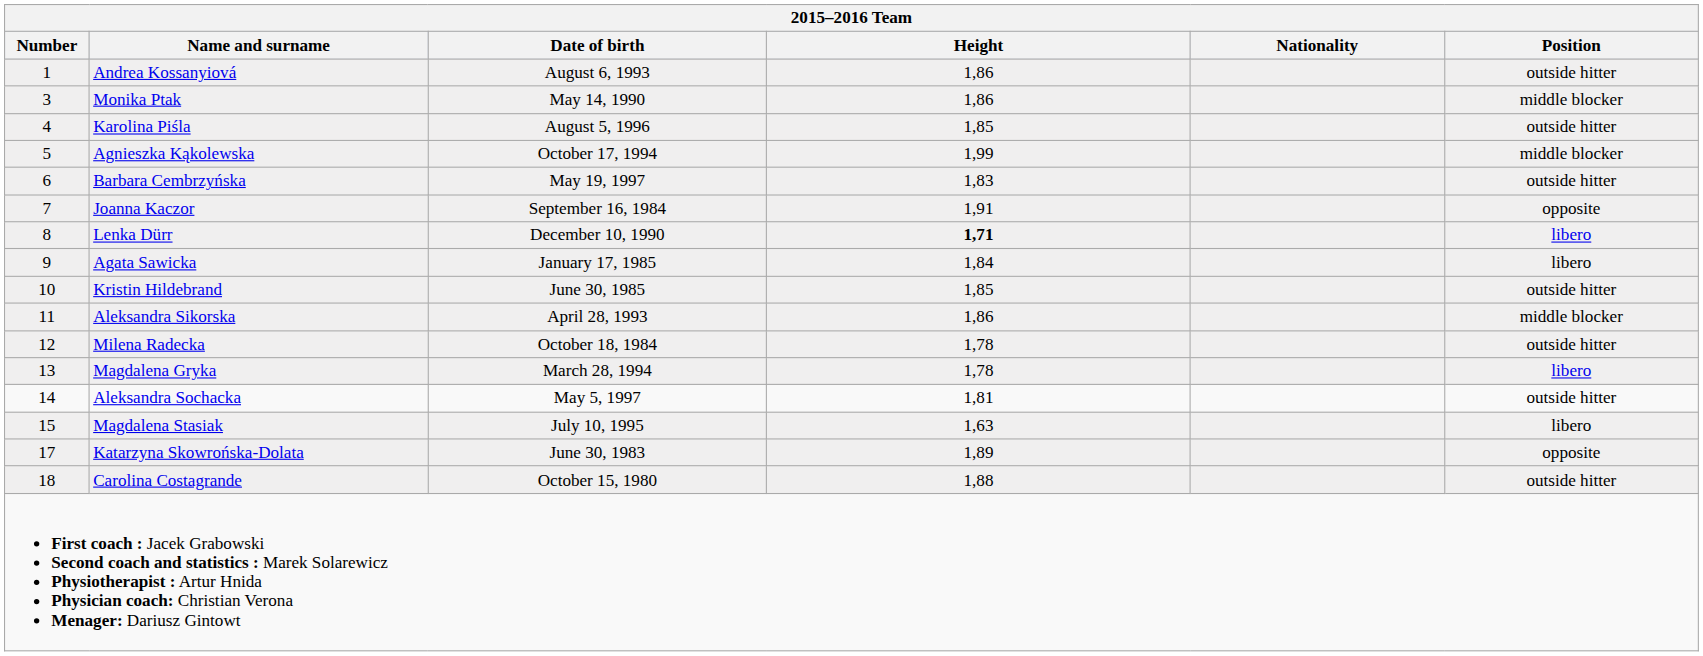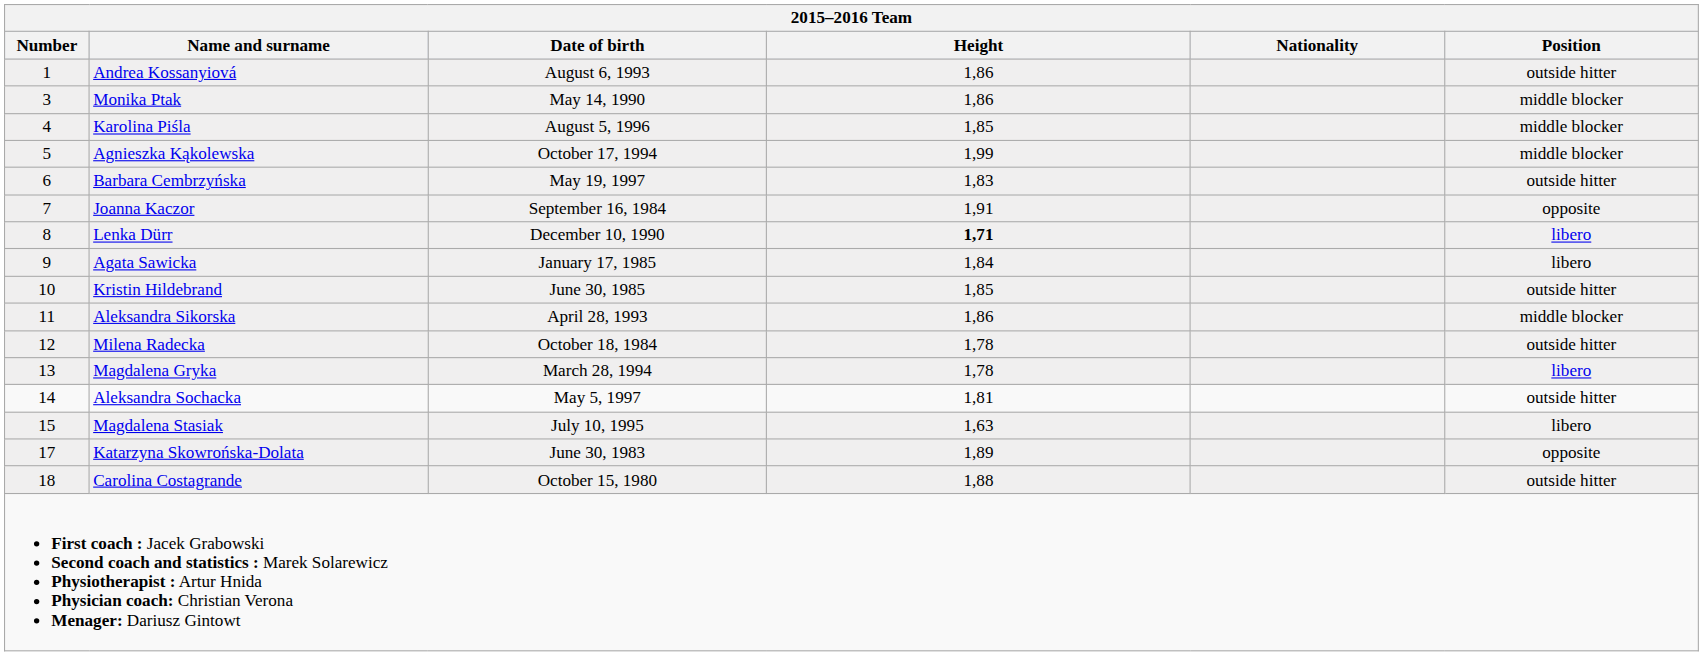(1571, 126) outside hitter -> (1571, 126) middle blocker
